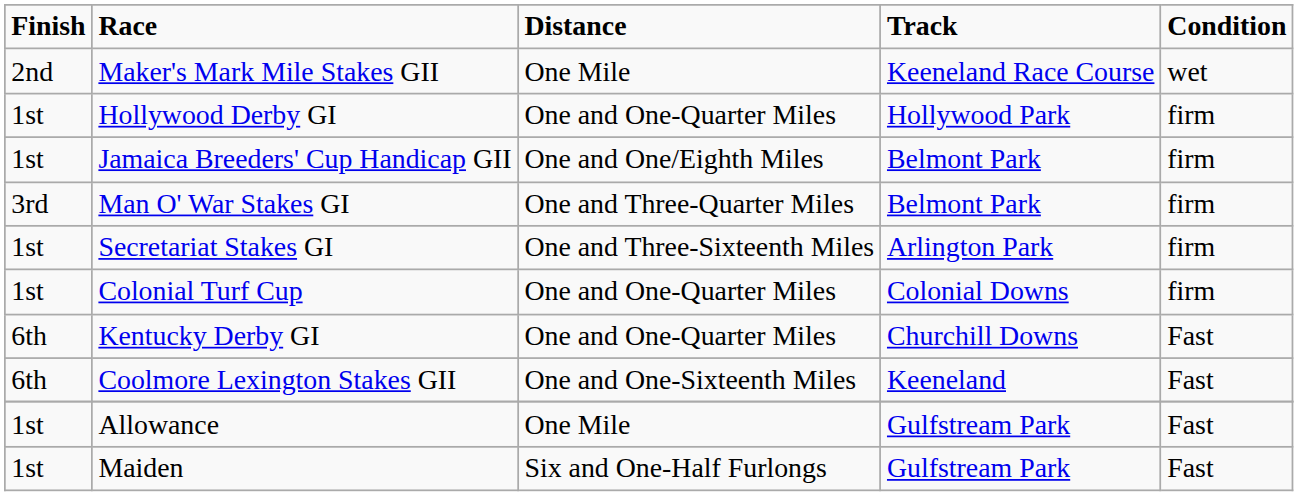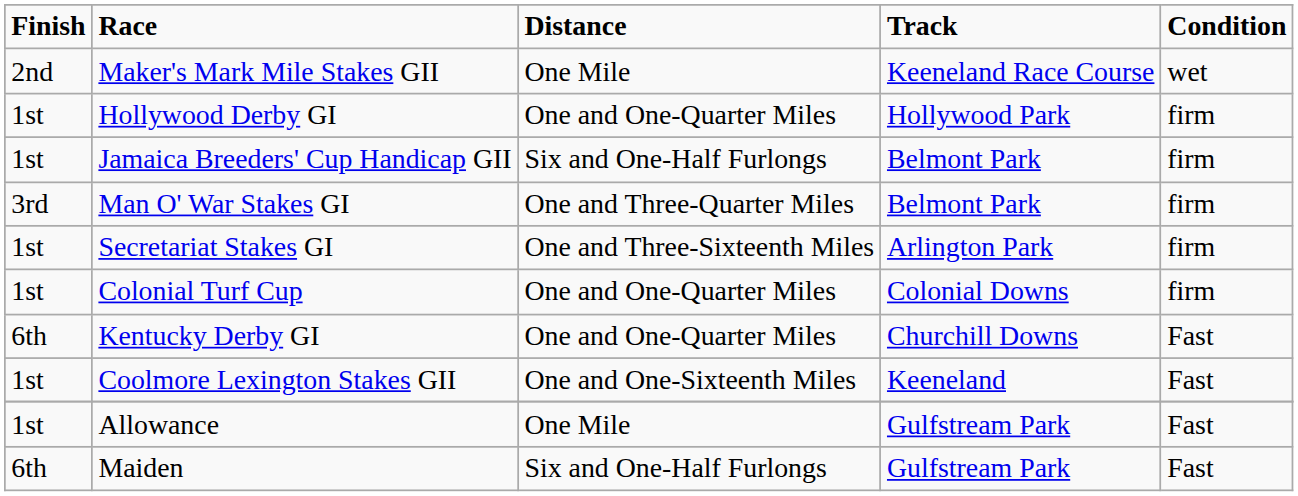(674, 159) One and One/Eighth Miles -> (676, 159) Six and One-Half Furlongs
(29, 379) 6th -> (28, 379) 1st
(28, 468) 1st -> (29, 468) 6th
